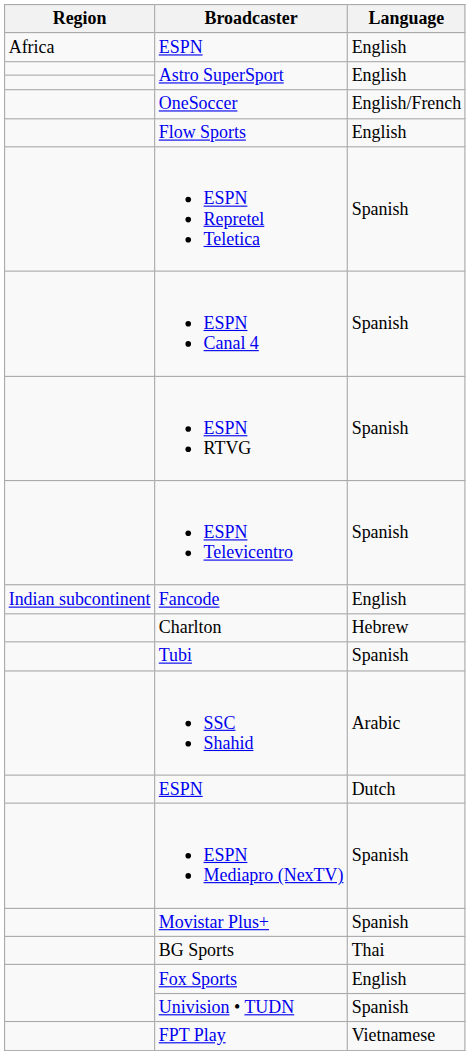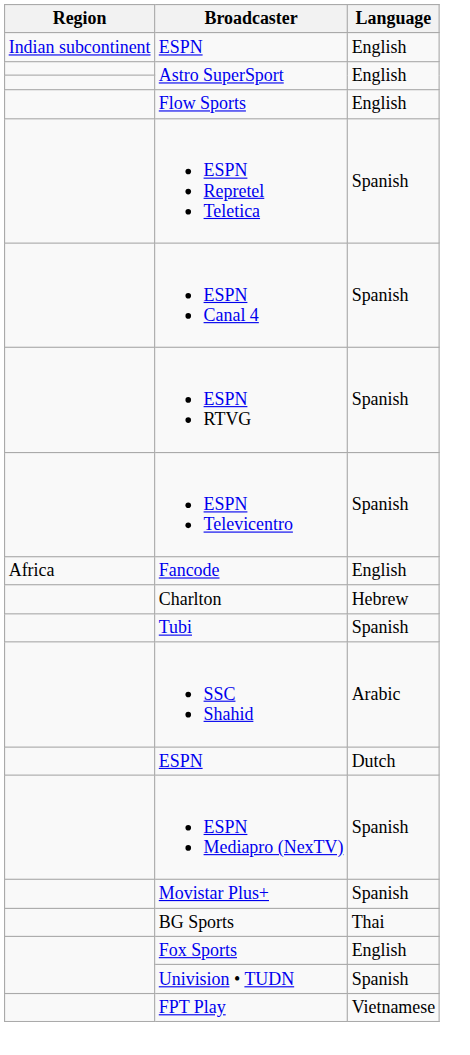(32, 47) Africa -> (80, 47) Indian subcontinent
- row: (198, 103)
(80, 599) Indian subcontinent -> (32, 570) Africa
